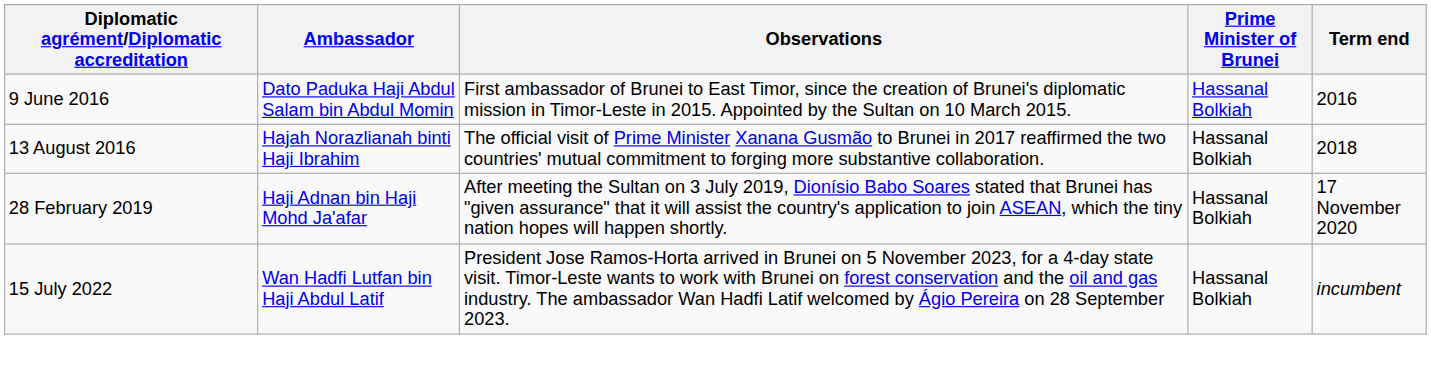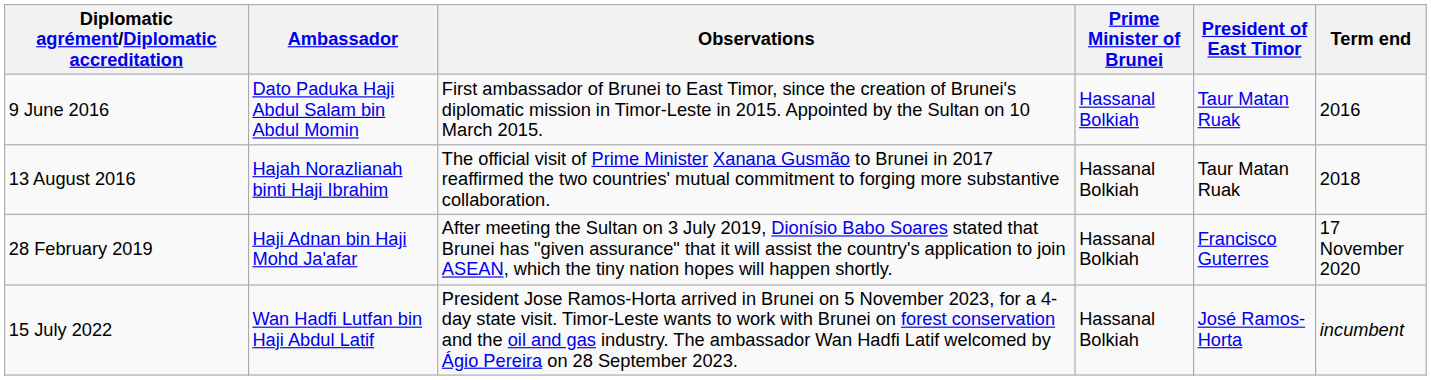+ column: (1255, 39)
